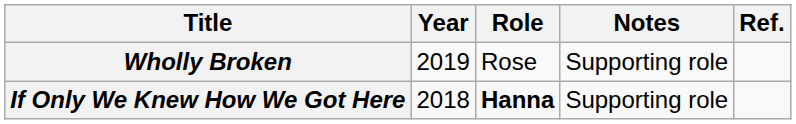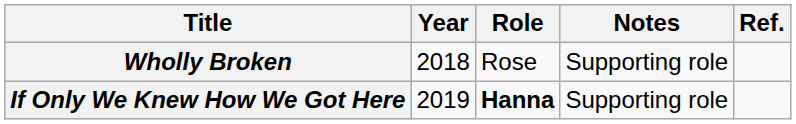(443, 61) 2019 -> (443, 61) 2018
(443, 99) 2018 -> (443, 99) 2019
